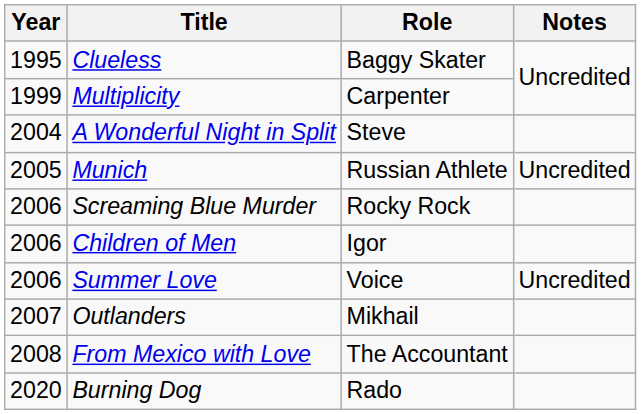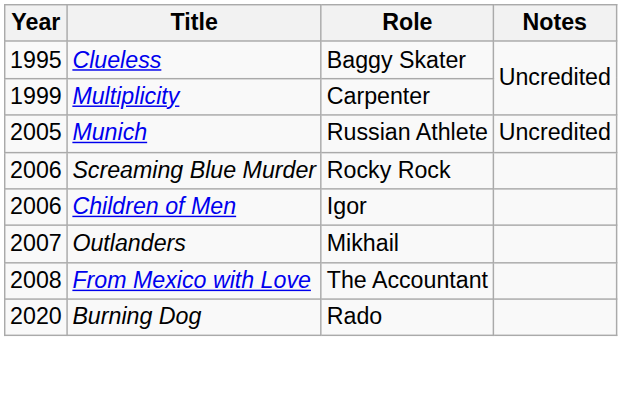- row: (204, 133)
- row: (145, 280)
